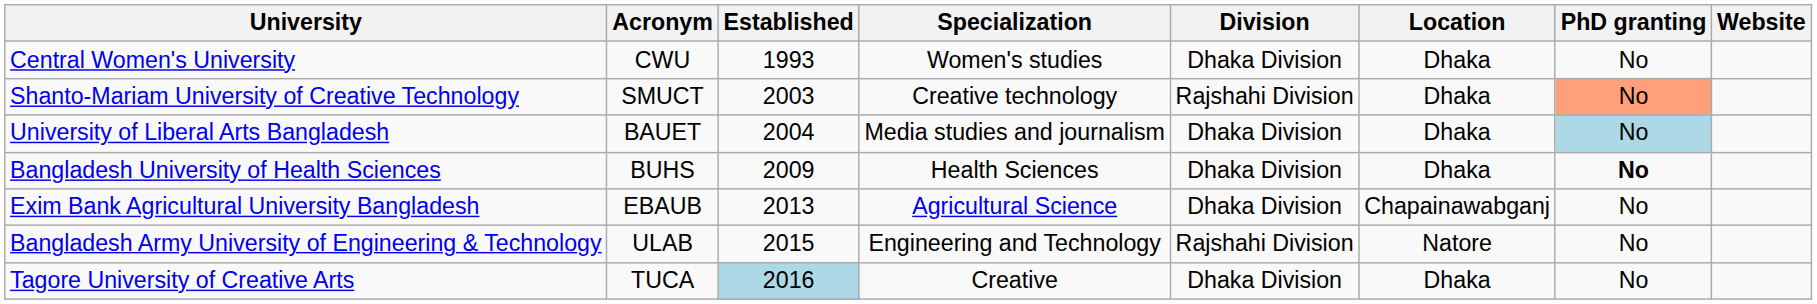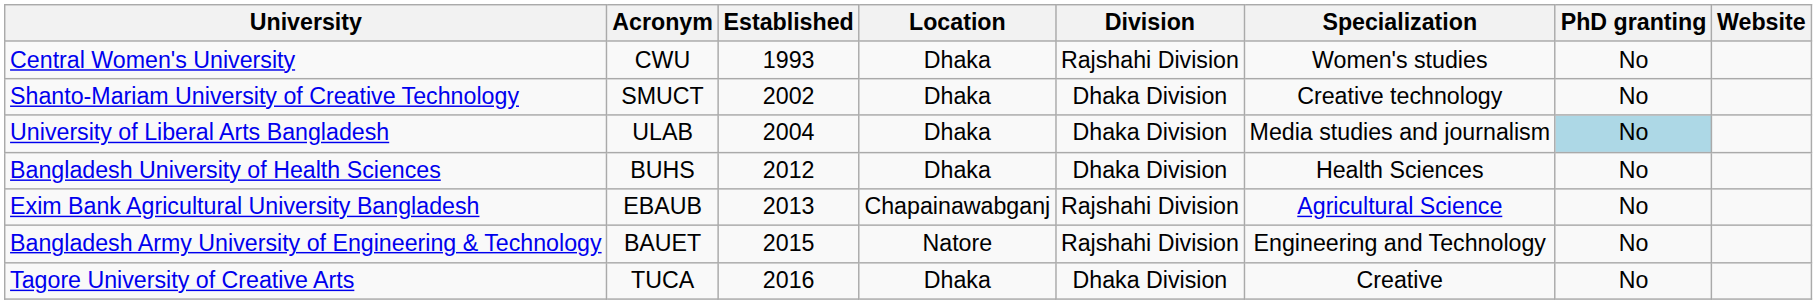columns swapped: (1457, 22) <-> (1015, 22)
(1265, 59) Dhaka Division -> (1150, 59) Rajshahi Division
(789, 96) 2003 -> (789, 96) 2002
(1265, 96) Rajshahi Division -> (1150, 96) Dhaka Division
(1634, 96) lightsalmon background -> (1634, 96) no background
(663, 133) BAUET -> (663, 133) ULAB
(789, 170) 2009 -> (789, 170) 2012
(1634, 170) bold -> (1634, 170) normal
(1265, 206) Dhaka Division -> (1150, 206) Rajshahi Division
(663, 243) ULAB -> (663, 243) BAUET
(789, 280) lightblue background -> (789, 280) no background
